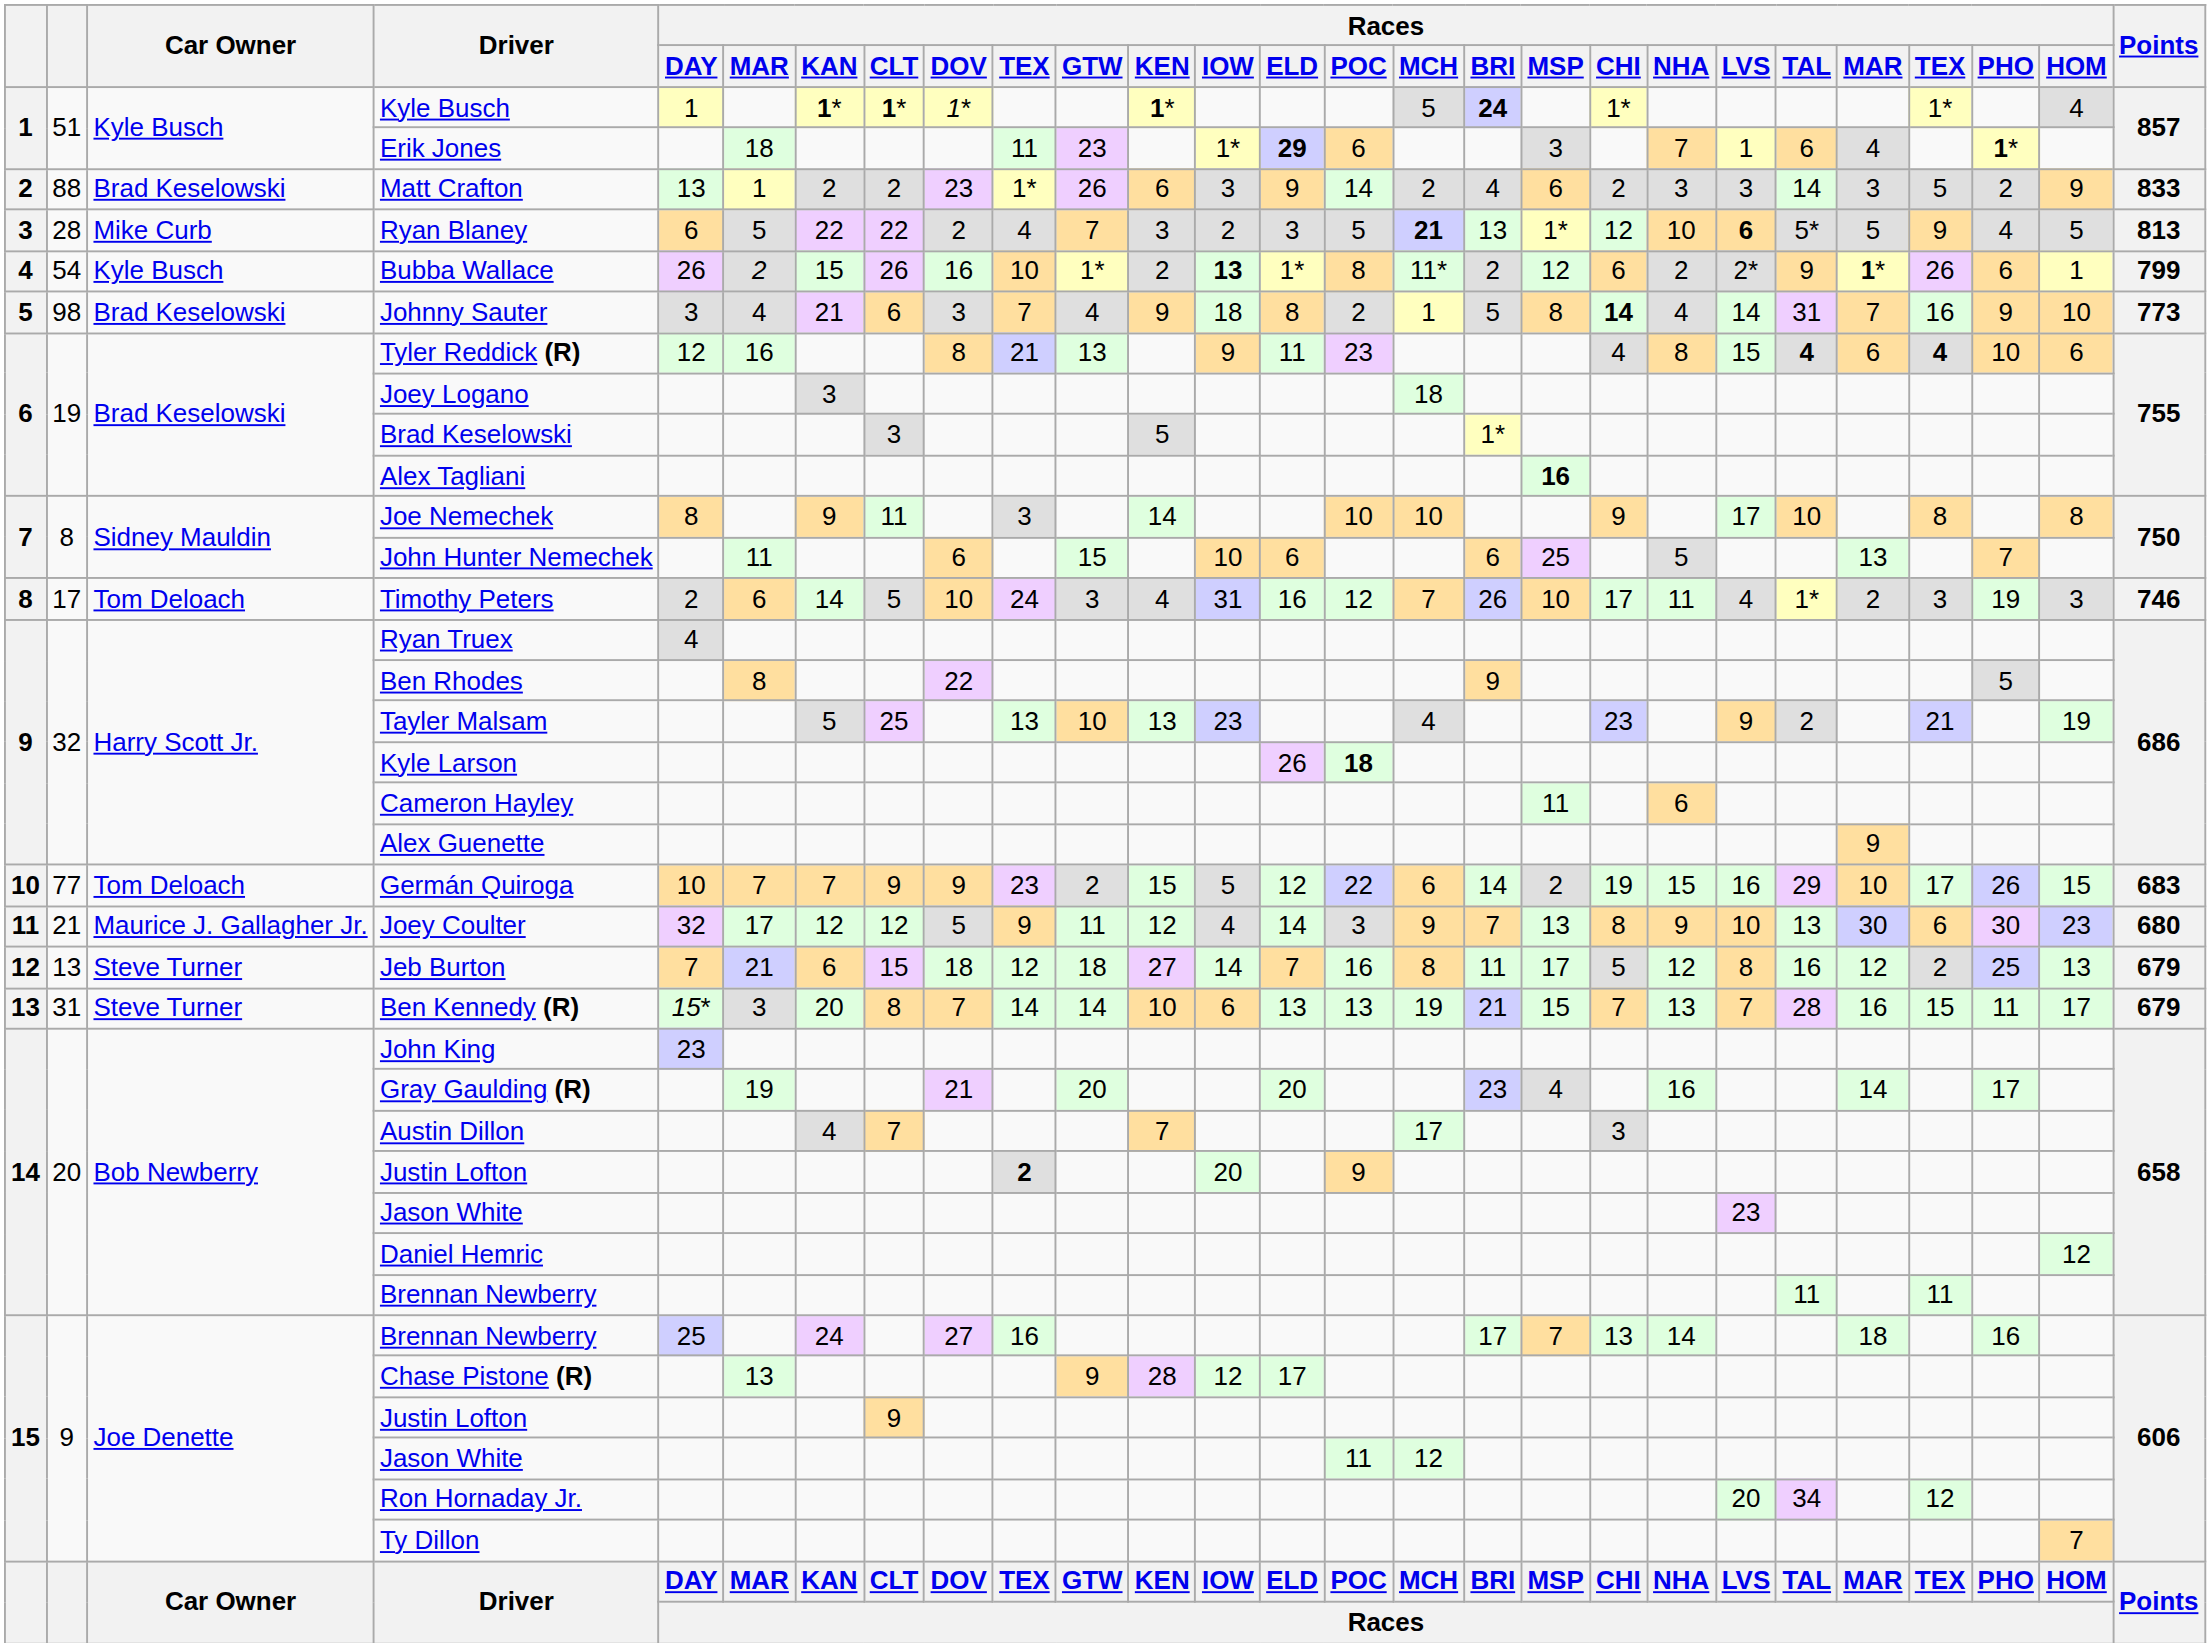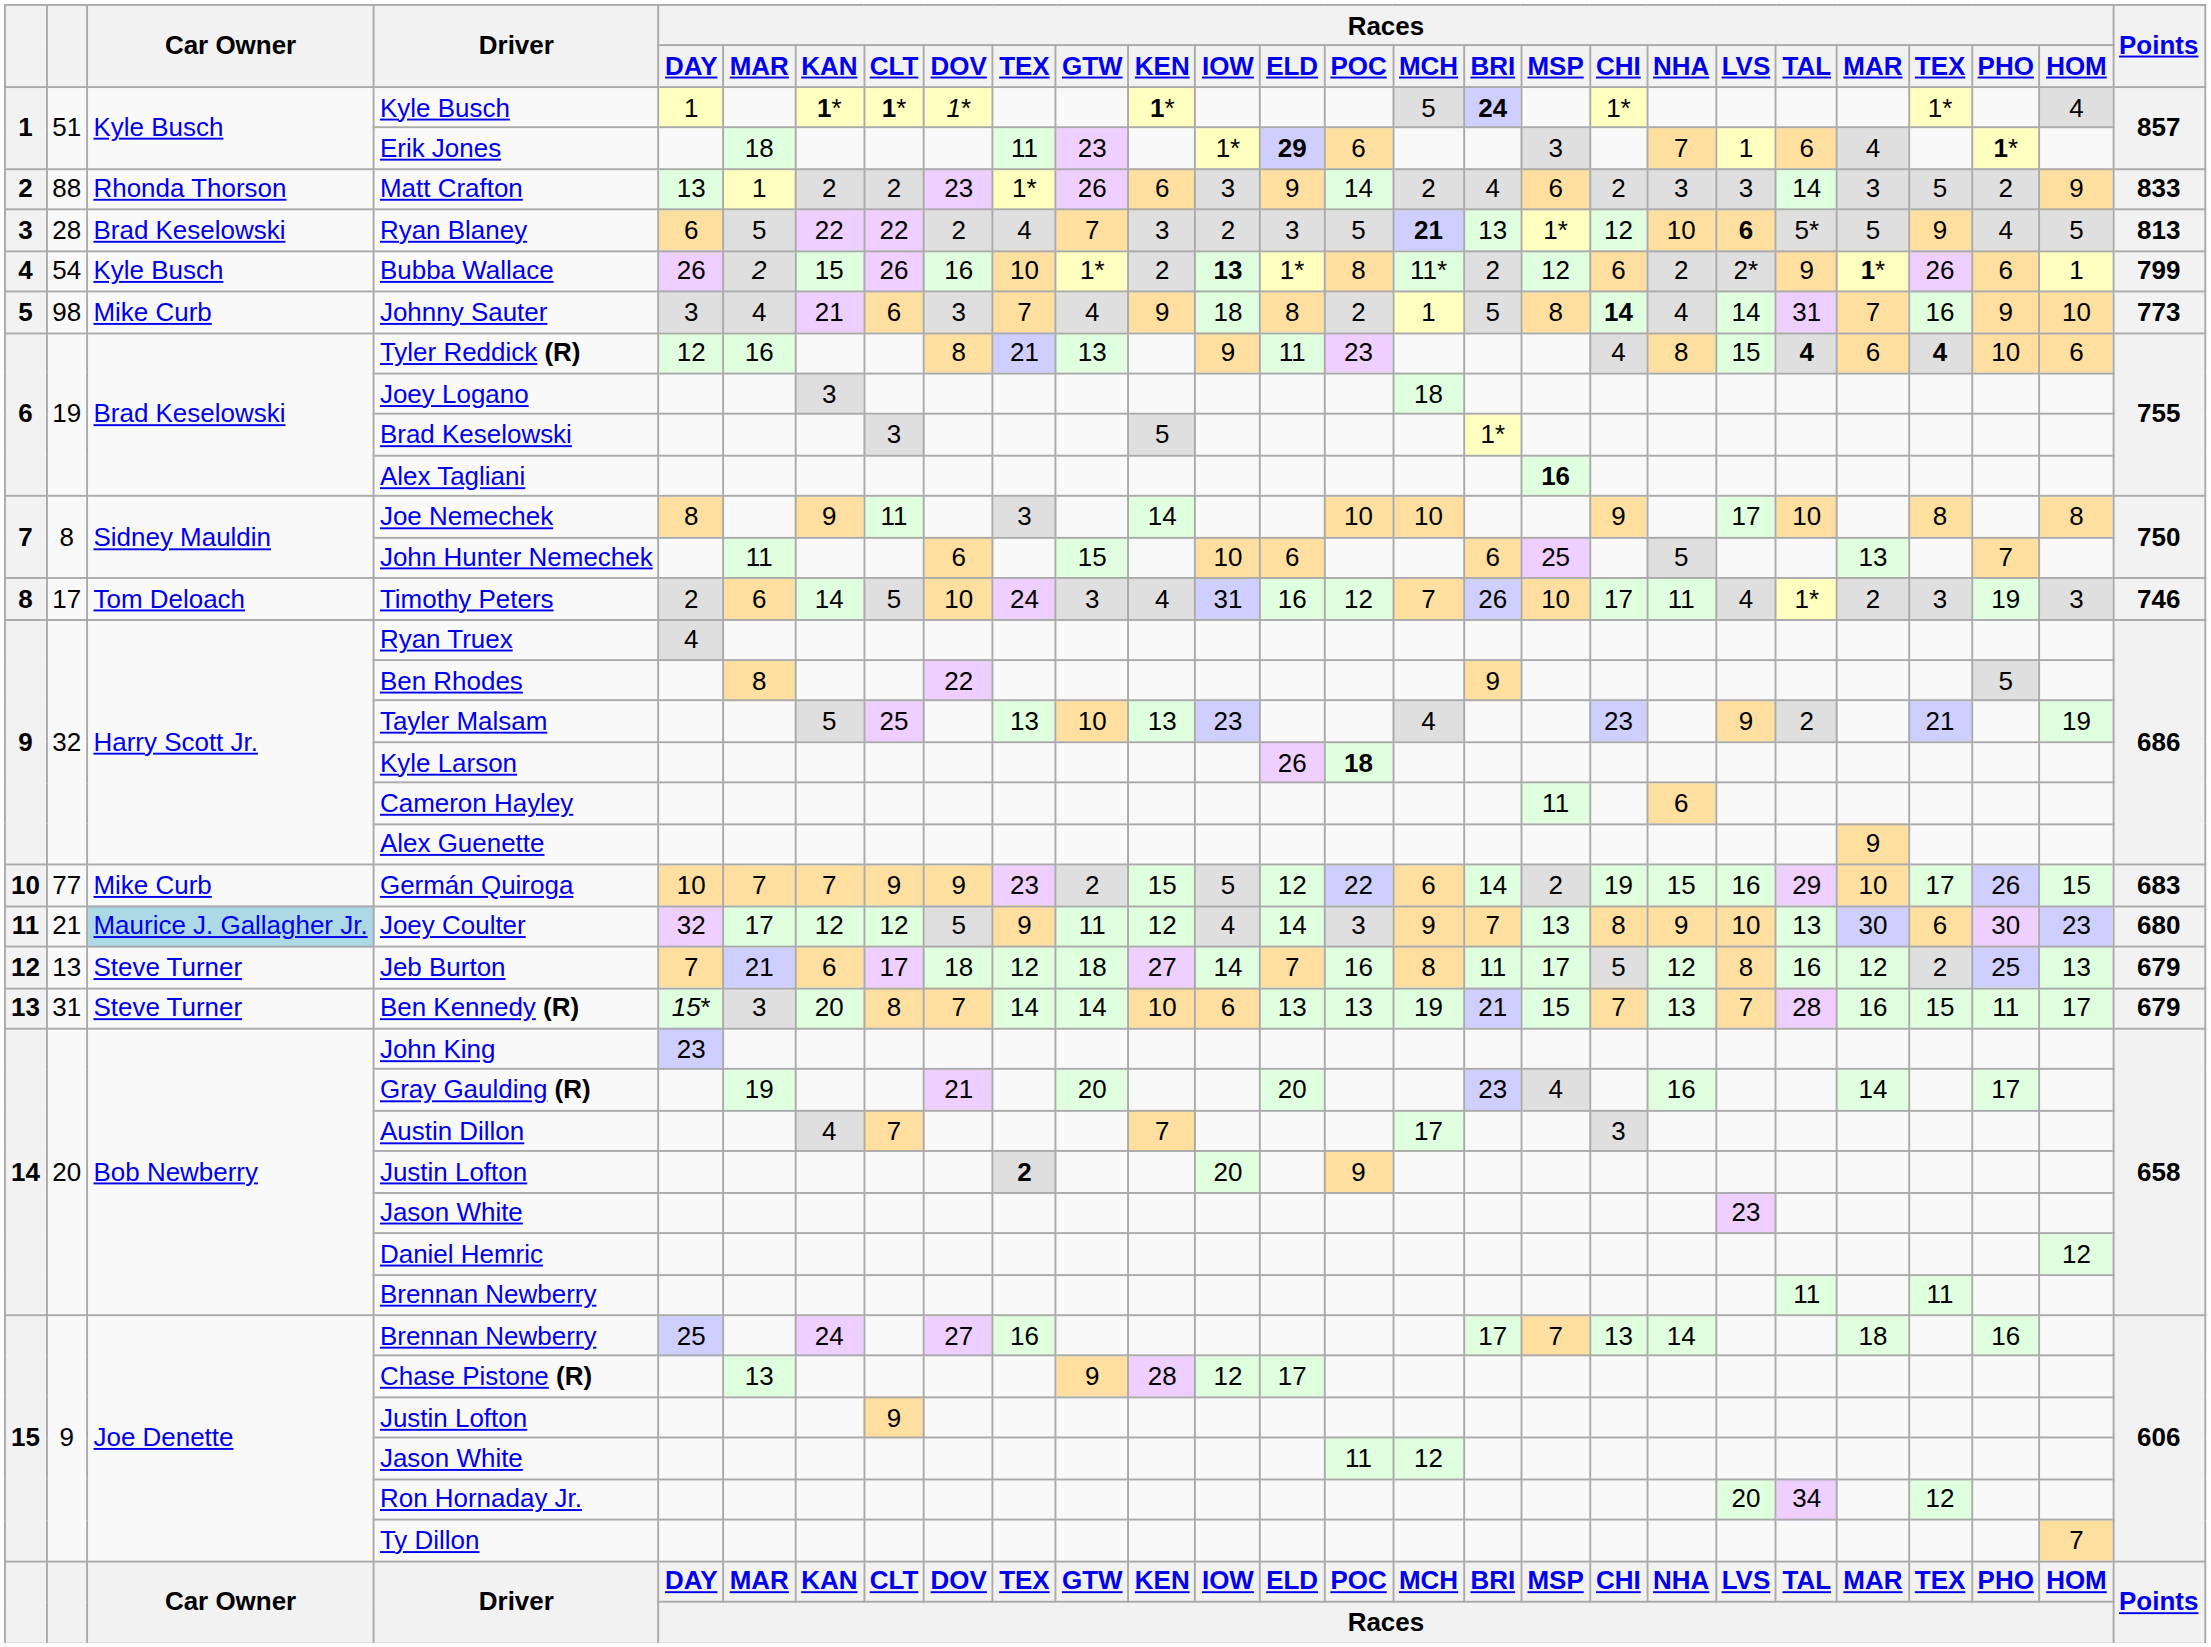(189, 189) Brad Keselowski -> (190, 189) Rhonda Thorson
(153, 230) Mike Curb -> (189, 230) Brad Keselowski
(189, 312) Brad Keselowski -> (153, 312) Mike Curb
(169, 885) Tom Deloach -> (153, 885) Mike Curb
(231, 926) no background -> (231, 926) lightblue background
(894, 967) 15 -> (894, 967) 17
